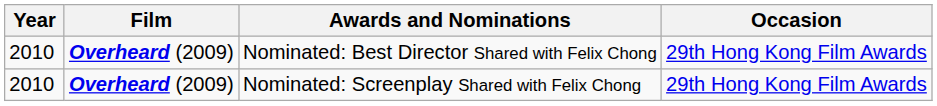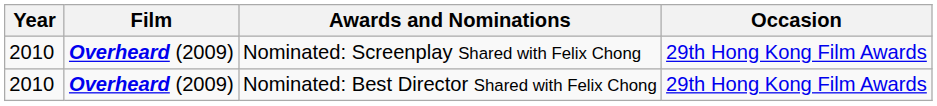rows swapped: (450, 52) <-> (442, 84)
